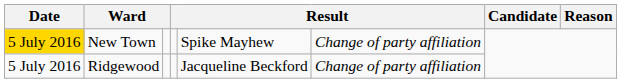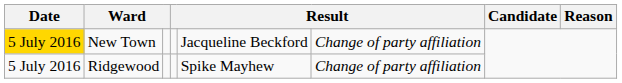(227, 41) Spike Mayhew -> (244, 41) Jacqueline Beckford
(244, 66) Jacqueline Beckford -> (227, 66) Spike Mayhew
